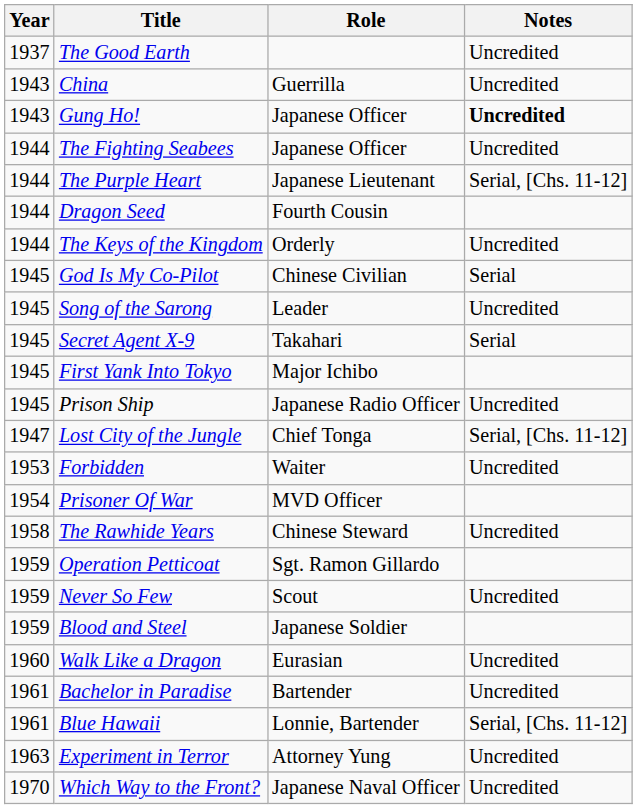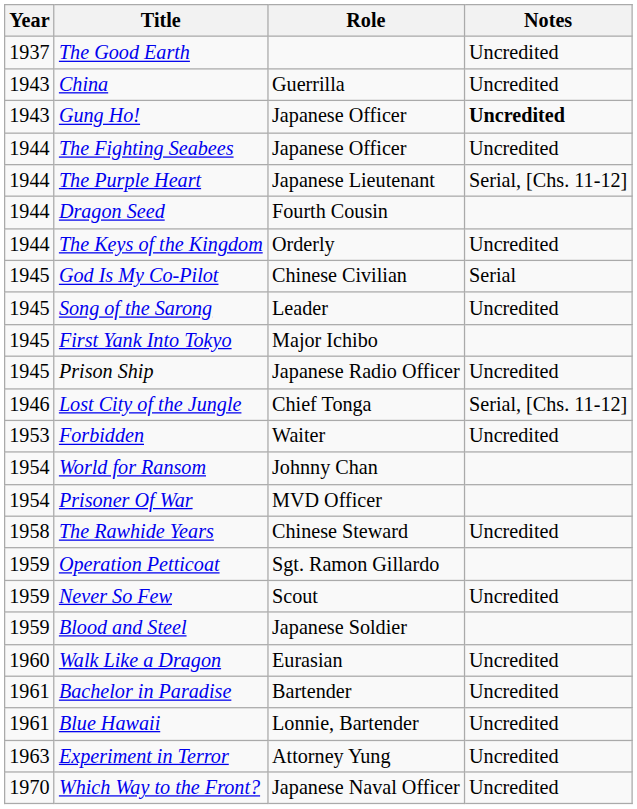- row: (127, 340)
(29, 436) 1947 -> (29, 404) 1946
+ row: (132, 468)
(548, 723) Serial, [Chs. 11-12] -> (514, 723) Uncredited
